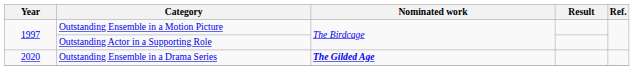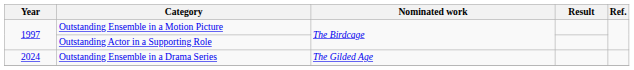(31, 57) 2020 -> (31, 57) 2024
(344, 57) bold -> (343, 57) normal
